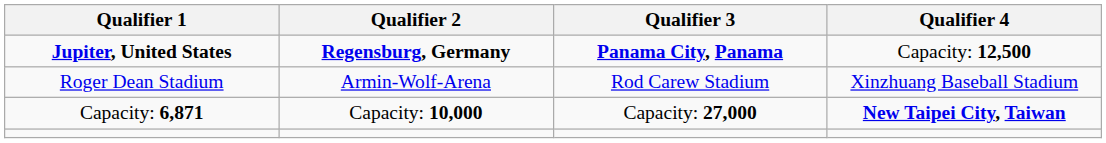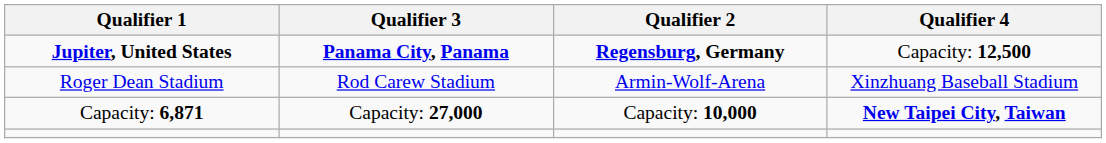columns swapped: (416, 19) <-> (690, 19)
